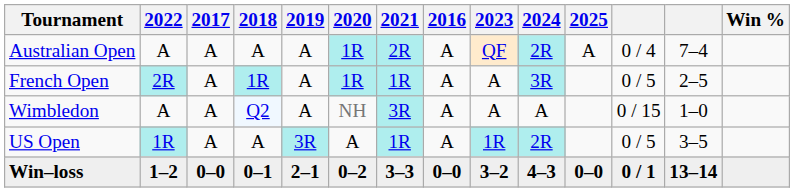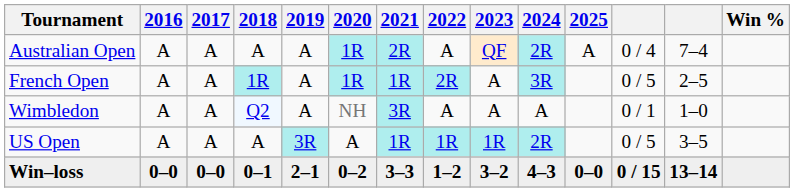columns swapped: (447, 19) <-> (163, 19)
(639, 111) 0 / 15 -> (639, 111) 0 / 1
(639, 171) 0 / 1 -> (639, 171) 0 / 15
